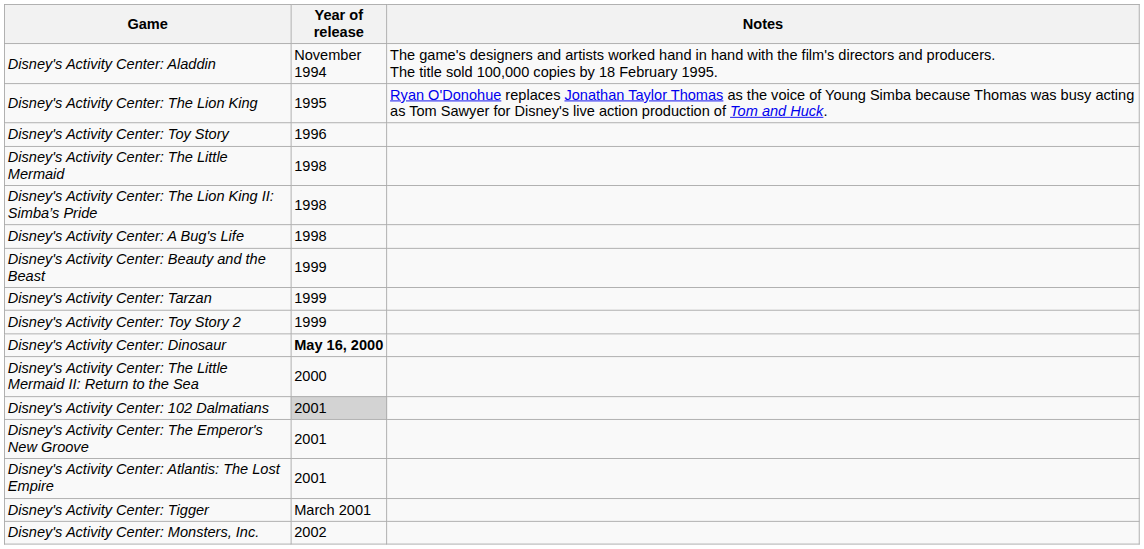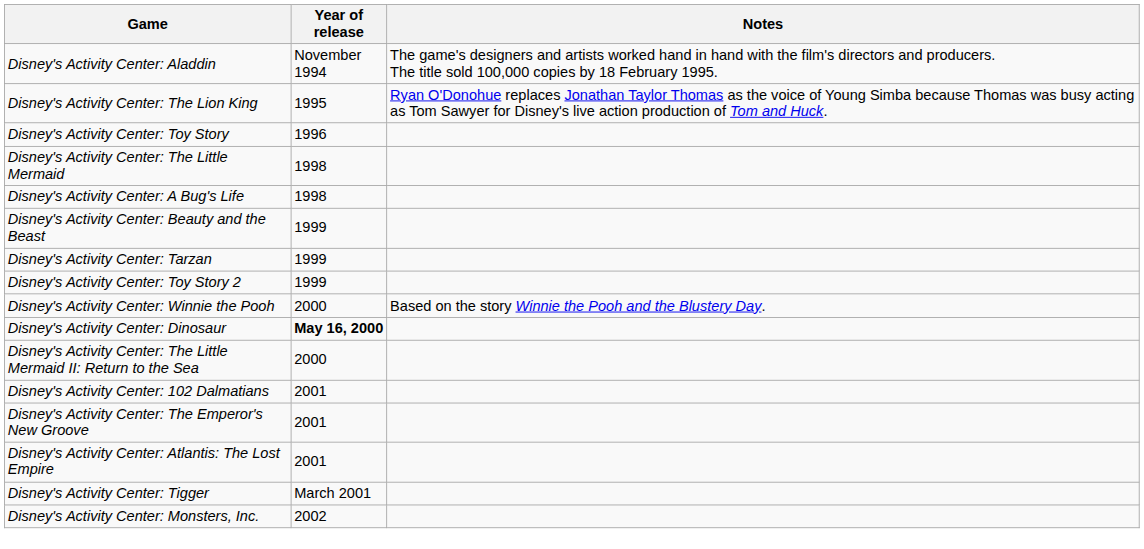- row: (141, 205)
+ row: (141, 305)
(310, 407) lightgrey background -> (310, 391) no background
